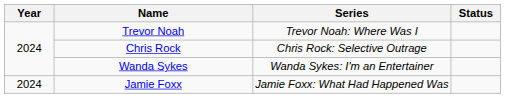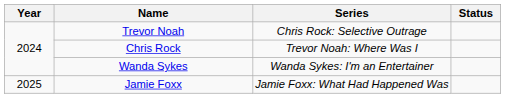(352, 31) Trevor Noah: Where Was I -> (352, 31) Chris Rock: Selective Outrage
(352, 48) Chris Rock: Selective Outrage -> (352, 48) Trevor Noah: Where Was I
(29, 84) 2024 -> (29, 84) 2025
